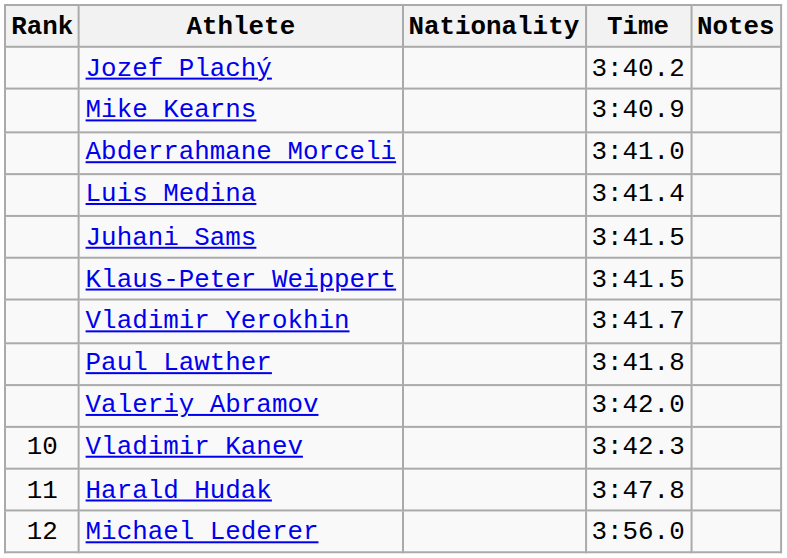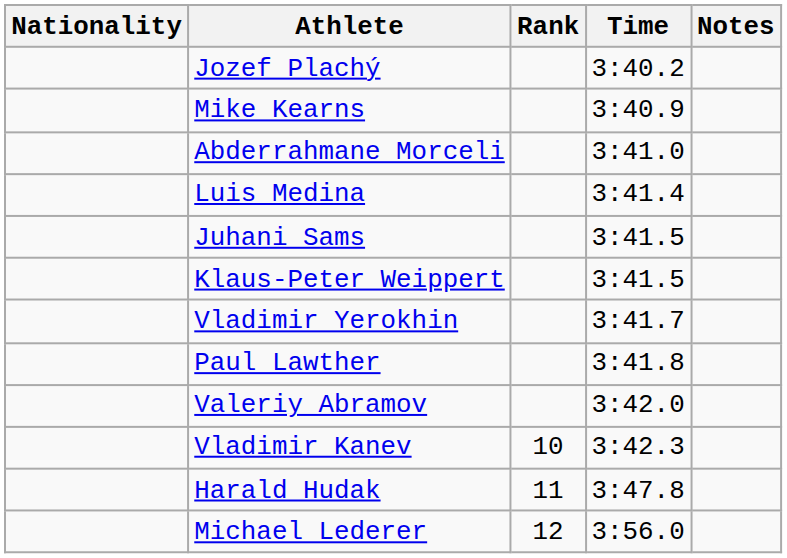columns swapped: (42, 26) <-> (494, 26)
